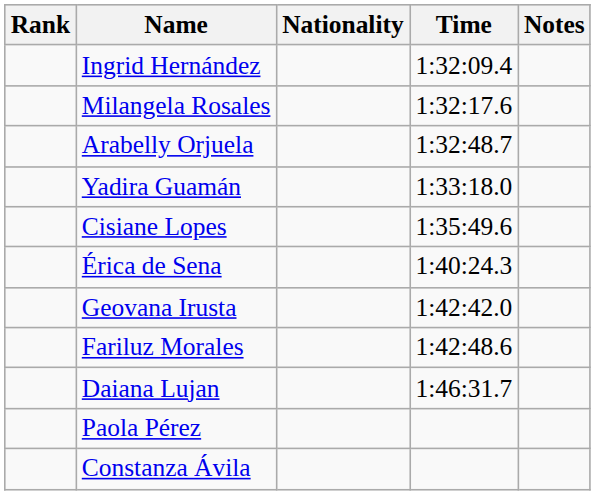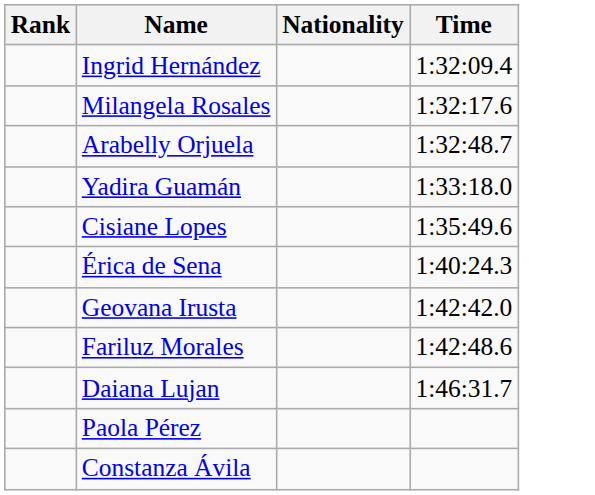- column: (554, 24)
